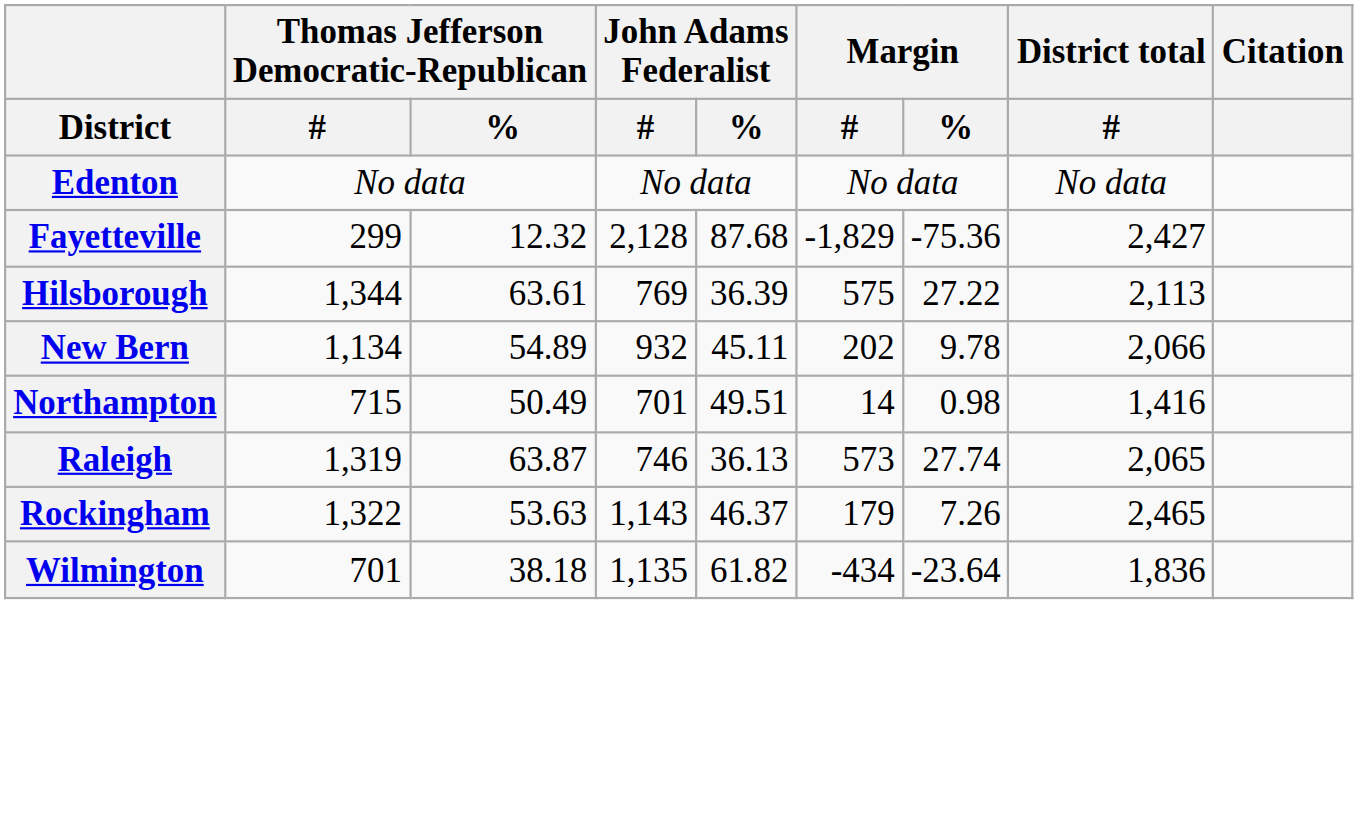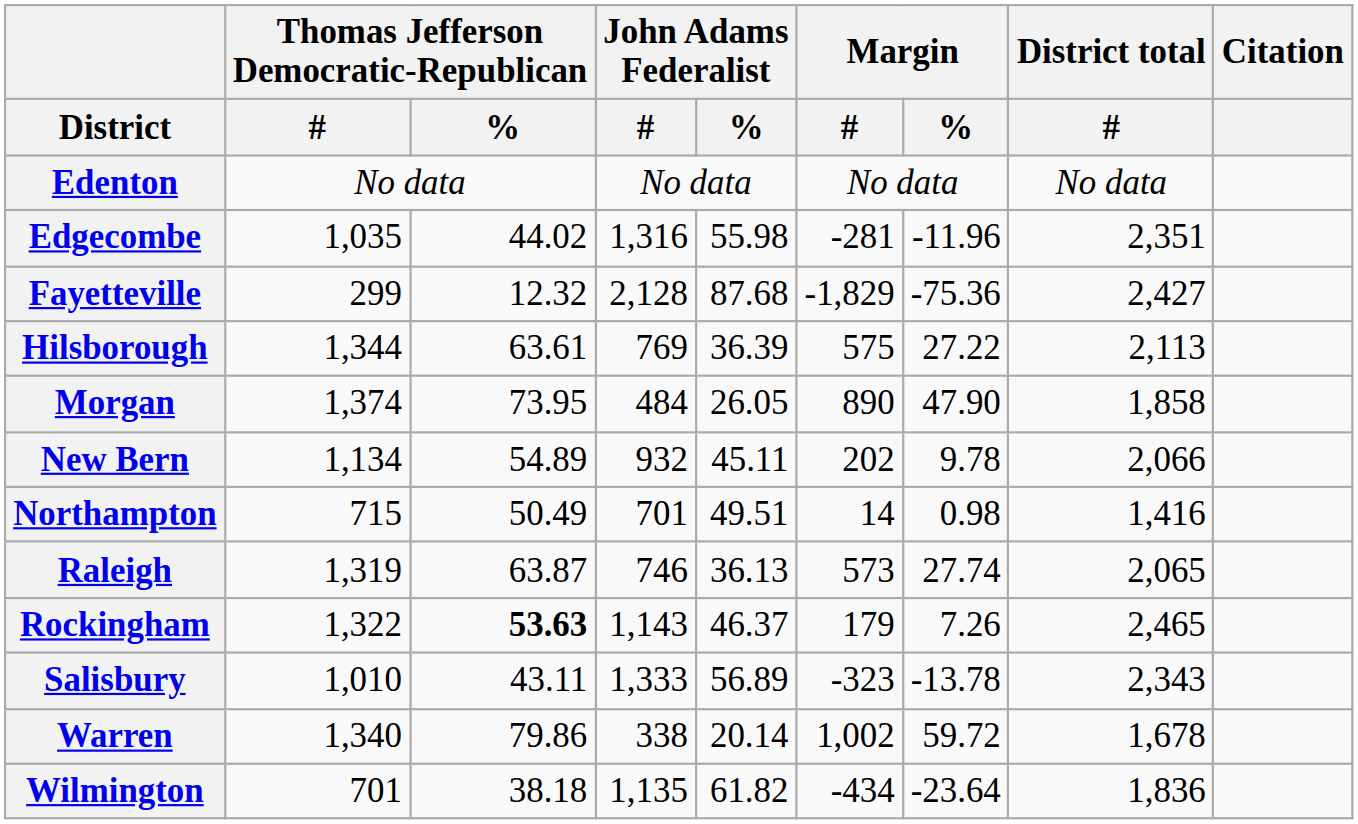+ row: (115, 237)
+ row: (115, 403)
(548, 513) normal -> (548, 624) bold
+ row: (115, 679)
+ row: (115, 735)
